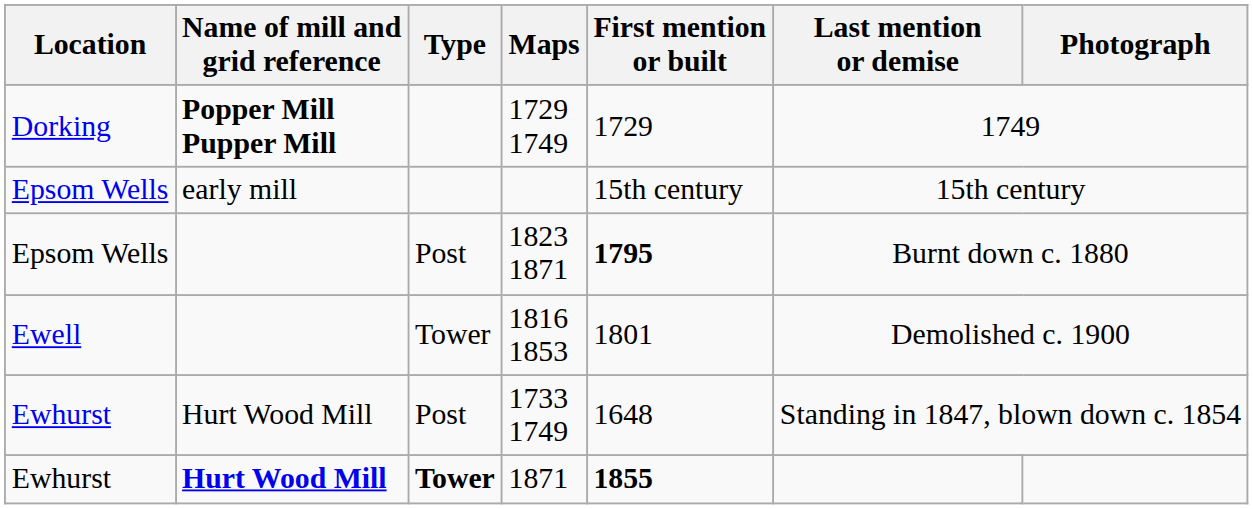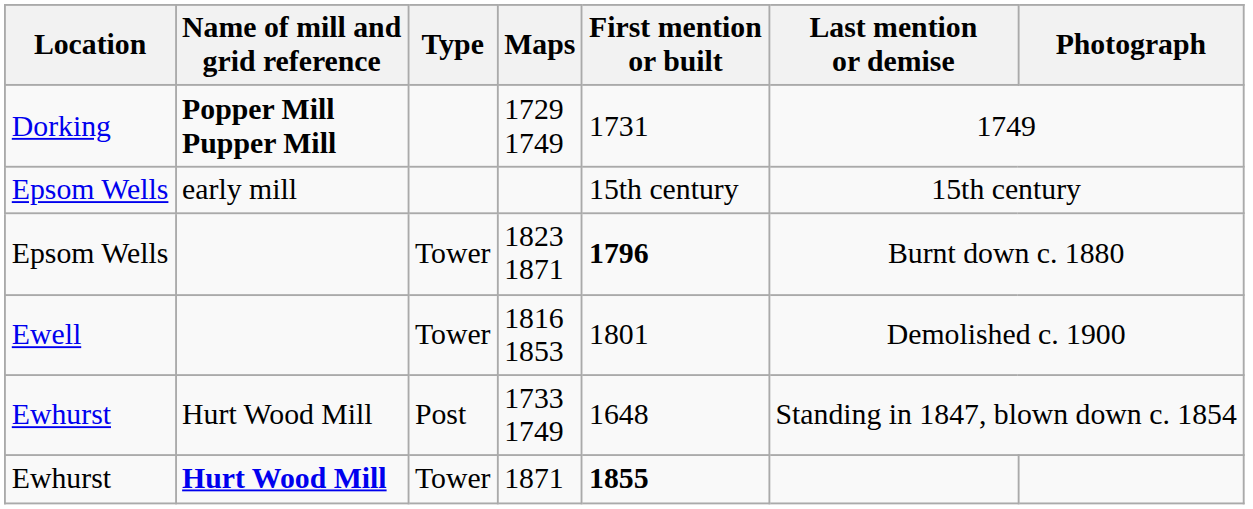(623, 125) 1729 -> (619, 125) 1731
(441, 253) Post -> (453, 253) Tower
(623, 253) 1795 -> (619, 253) 1796
(455, 478) bold -> (453, 478) normal
